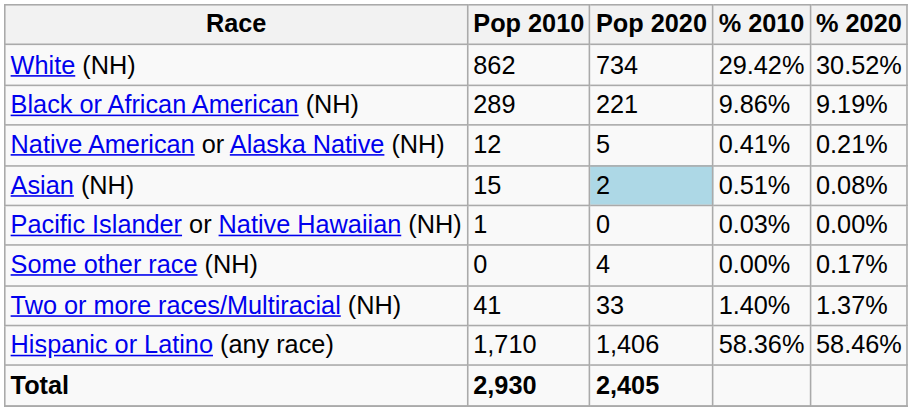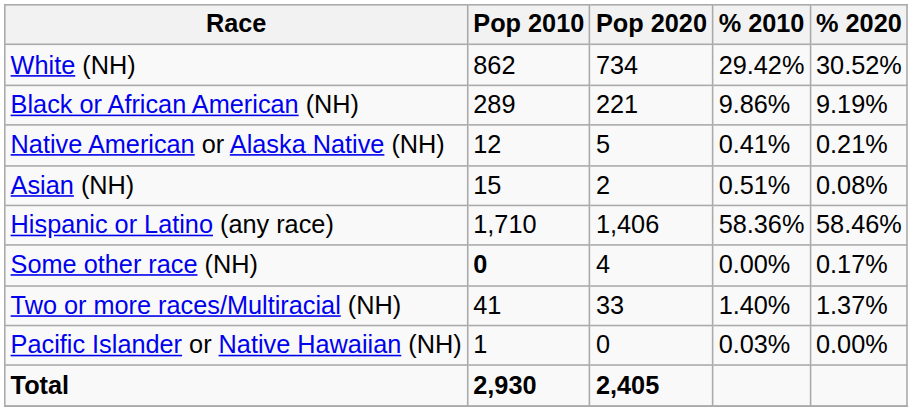(603, 184) lightblue background -> (603, 184) no background
rows swapped: (236, 225) <-> (172, 345)
(480, 265) normal -> (480, 265) bold
